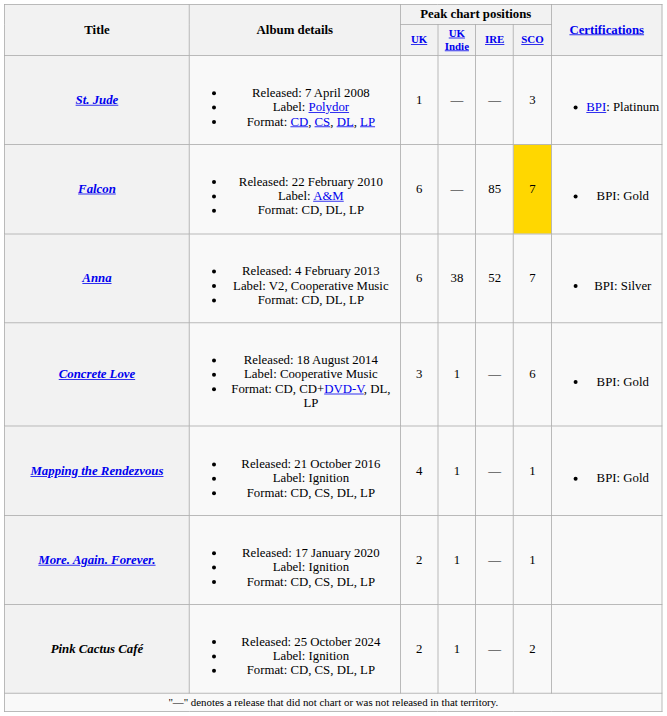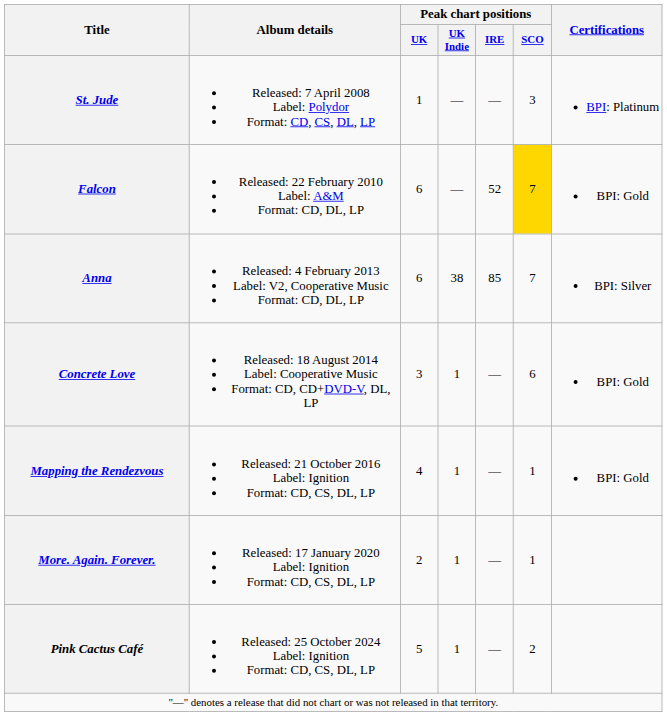(495, 189) 85 -> (495, 189) 52
(495, 278) 52 -> (495, 278) 85
(419, 649) 2 -> (419, 649) 5
